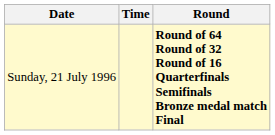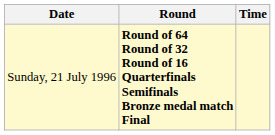columns swapped: (136, 14) <-> (211, 14)
